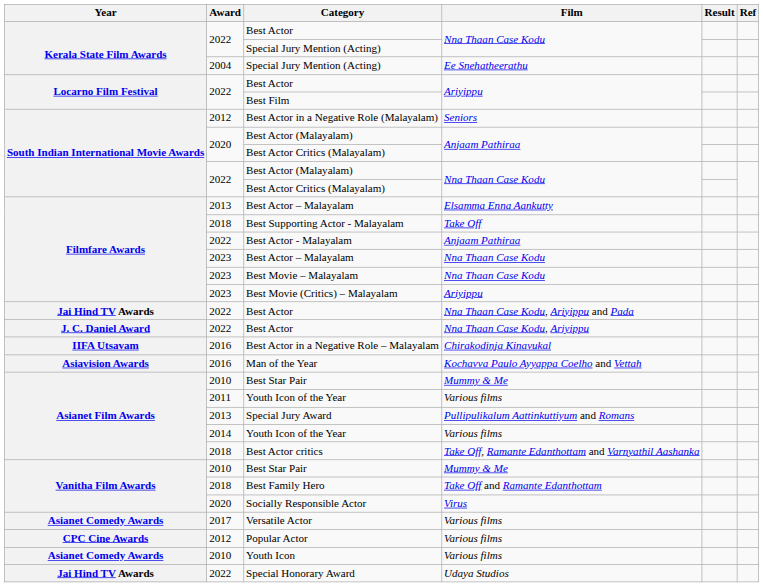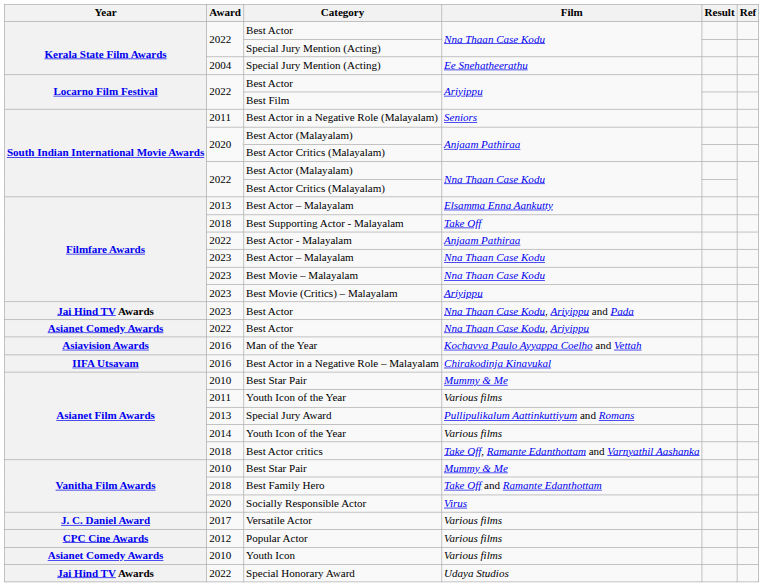(220, 118) 2012 -> (220, 118) 2011
(220, 310) 2022 -> (220, 310) 2023
(106, 328) J. C. Daniel Award -> (106, 328) Asianet Comedy Awards
rows swapped: (282, 363) <-> (343, 345)
(106, 521) Asianet Comedy Awards -> (106, 521) J. C. Daniel Award
